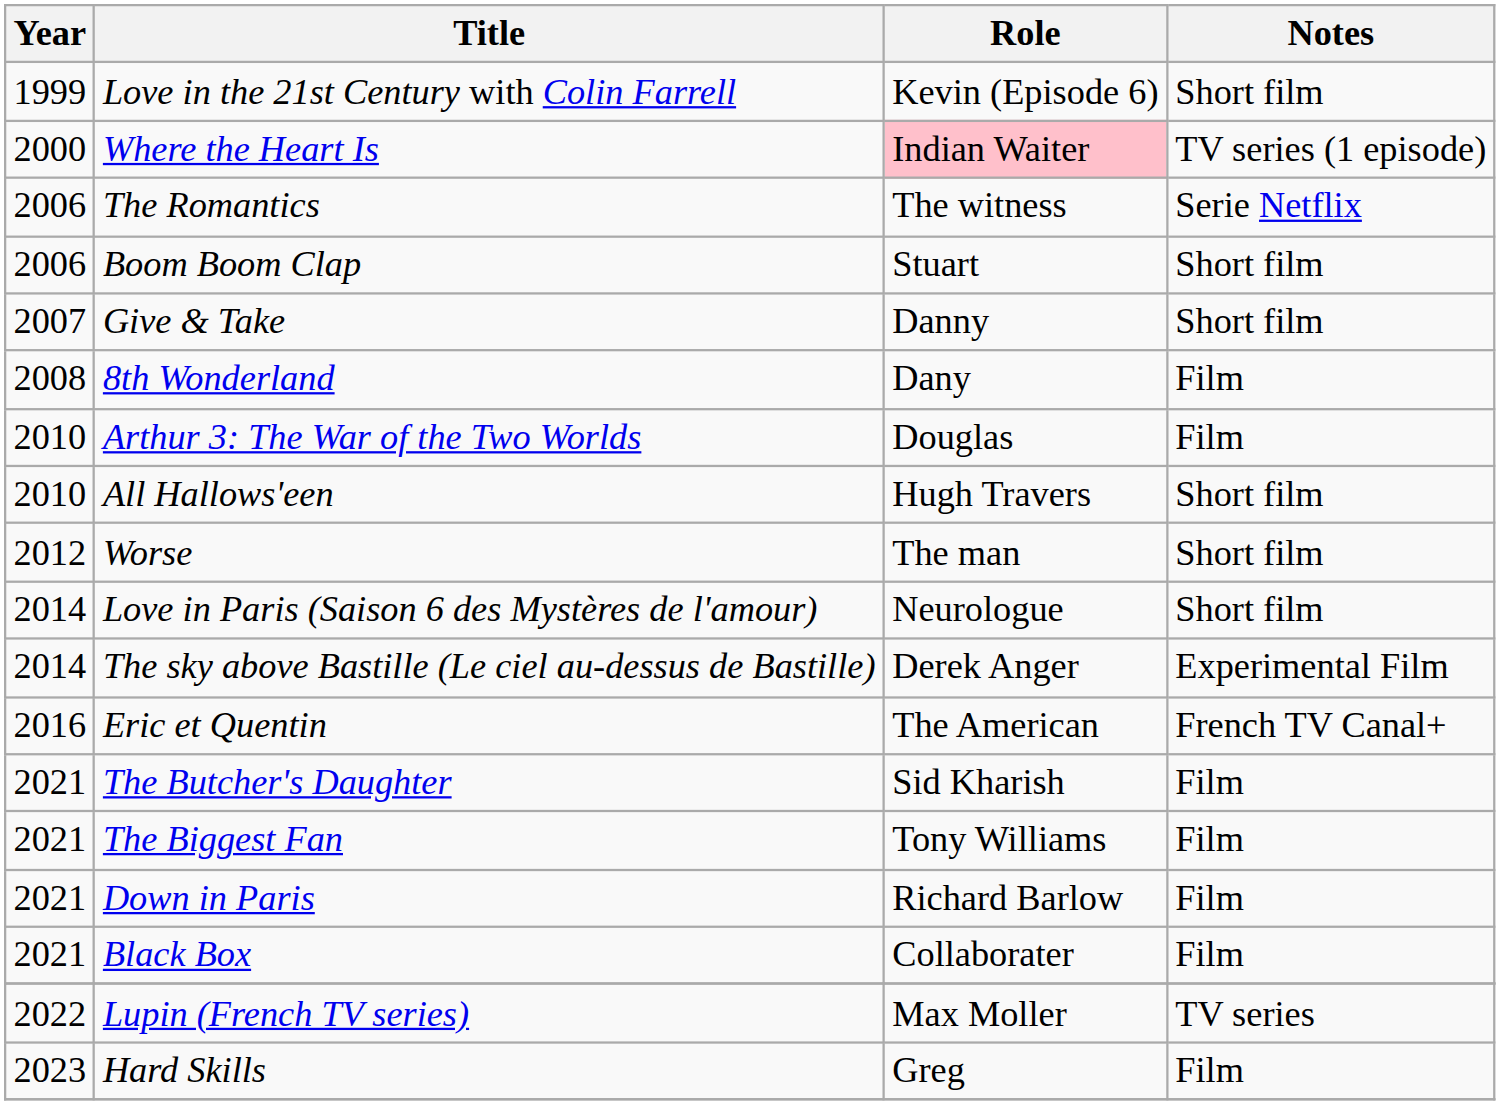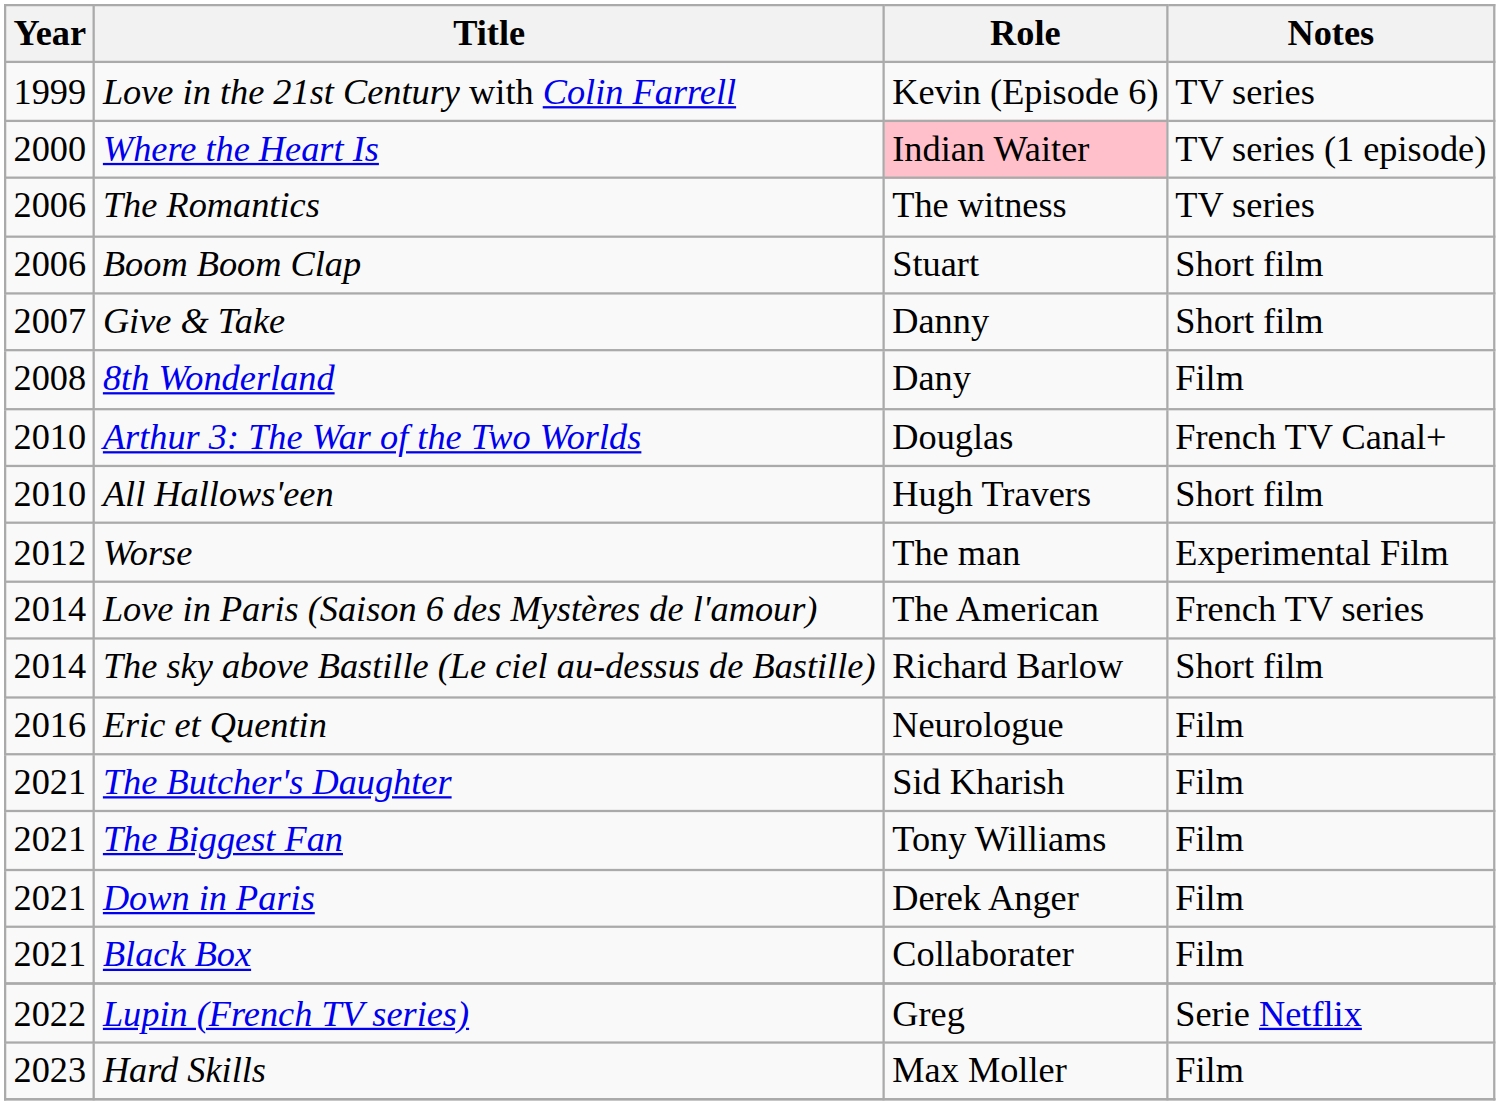(1249, 90) Short film -> (1245, 90) TV series
(1269, 206) Serie Netflix -> (1245, 206) TV series
(1210, 436) Film -> (1311, 436) French TV Canal+
(1249, 551) Short film -> (1312, 551) Experimental Film
(978, 609) Neurologue -> (996, 609) The American
(1249, 609) Short film -> (1300, 609) French TV series
(986, 666) Derek Anger -> (1008, 666) Richard Barlow
(1312, 666) Experimental Film -> (1249, 666) Short film
(996, 724) The American -> (978, 724) Neurologue
(1311, 724) French TV Canal+ -> (1210, 724) Film
(1008, 897) Richard Barlow -> (986, 897) Derek Anger
(979, 1012) Max Moller -> (929, 1012) Greg
(1245, 1012) TV series -> (1269, 1012) Serie Netflix
(929, 1070) Greg -> (979, 1070) Max Moller
